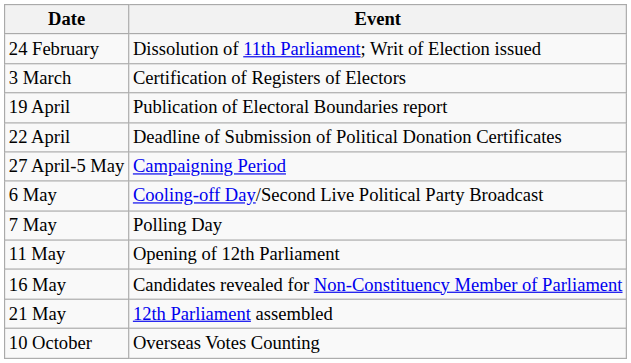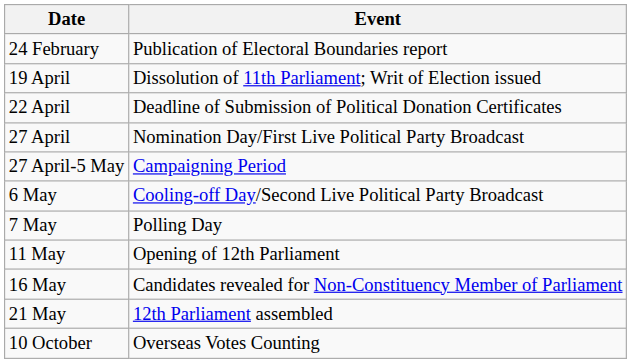(337, 48) Dissolution of 11th Parliament; Writ of Election issued -> (290, 48) Publication of Electoral Boundaries report
- row: (40, 78)
(290, 107) Publication of Electoral Boundaries report -> (337, 78) Dissolution of 11th Parliament; Writ of Election issued
+ row: (40, 136)
